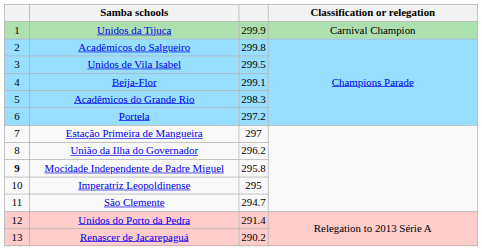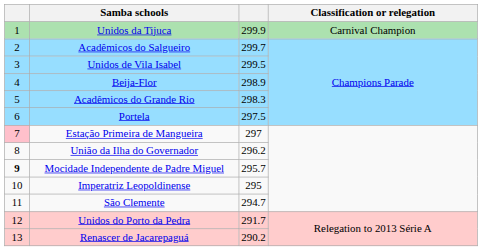(254, 47) 299.8 -> (254, 47) 299.7
(254, 82) 299.1 -> (254, 82) 298.9
(254, 116) 297.2 -> (254, 116) 297.5
(17, 133) no background -> (17, 133) pink background
(254, 168) 295.8 -> (254, 168) 295.7
(254, 220) 291.4 -> (254, 220) 291.7
